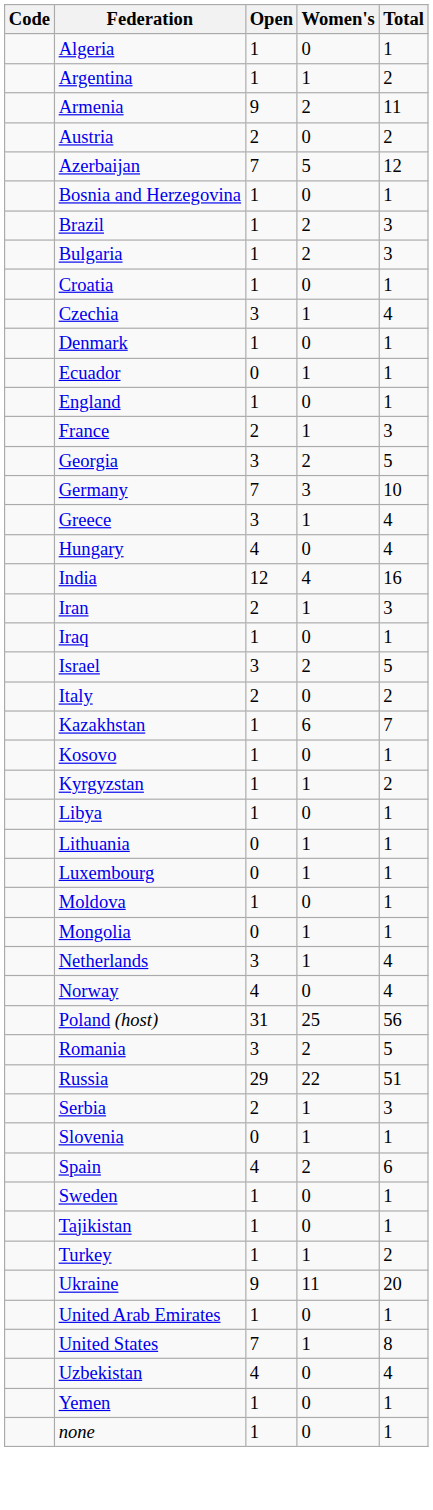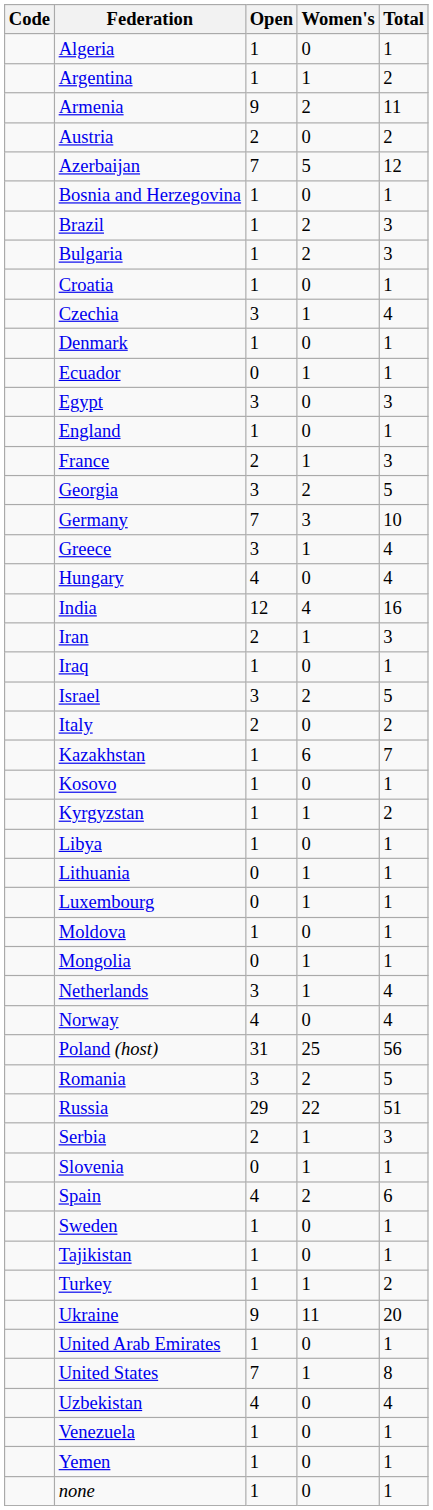+ row: (81, 401)
+ row: (97, 1432)
